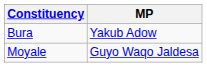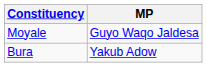rows swapped: (20, 33) <-> (27, 52)
